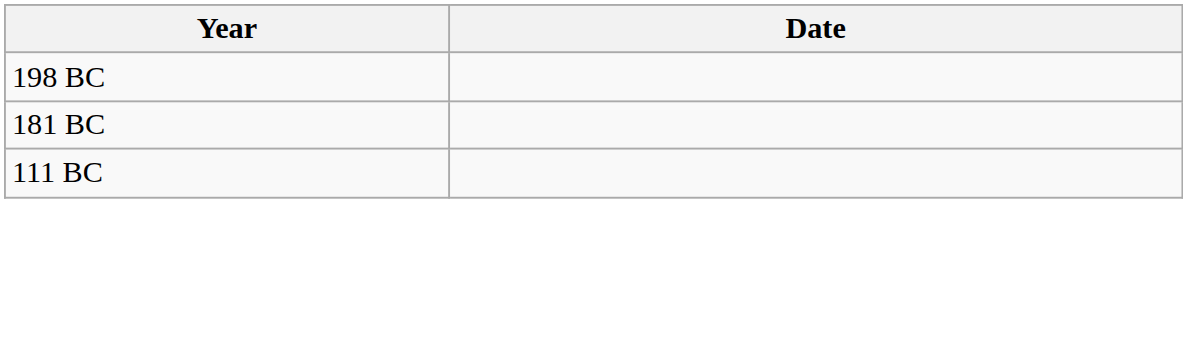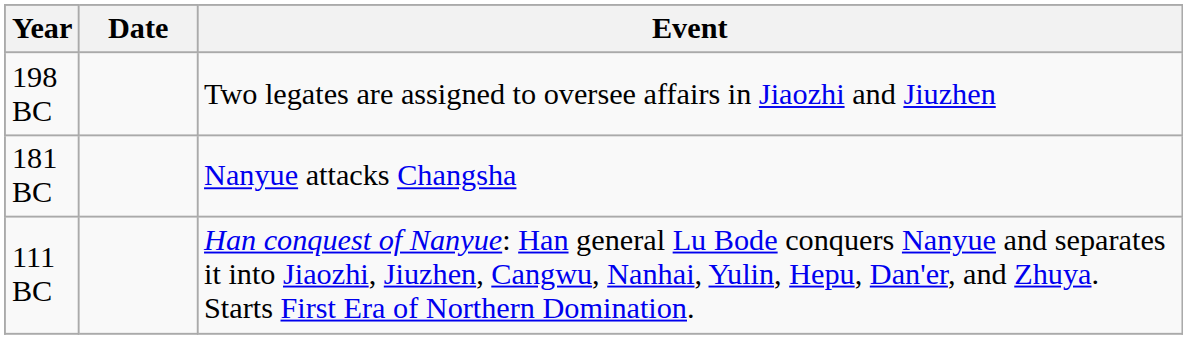+ column: (690, 28)
